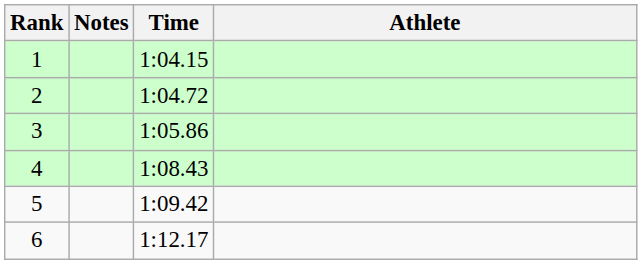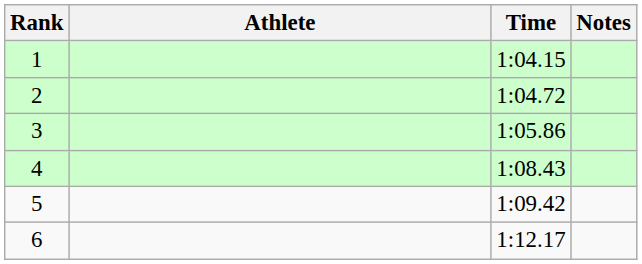columns swapped: (425, 22) <-> (101, 22)
